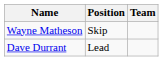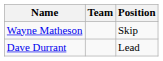columns swapped: (143, 13) <-> (106, 13)
